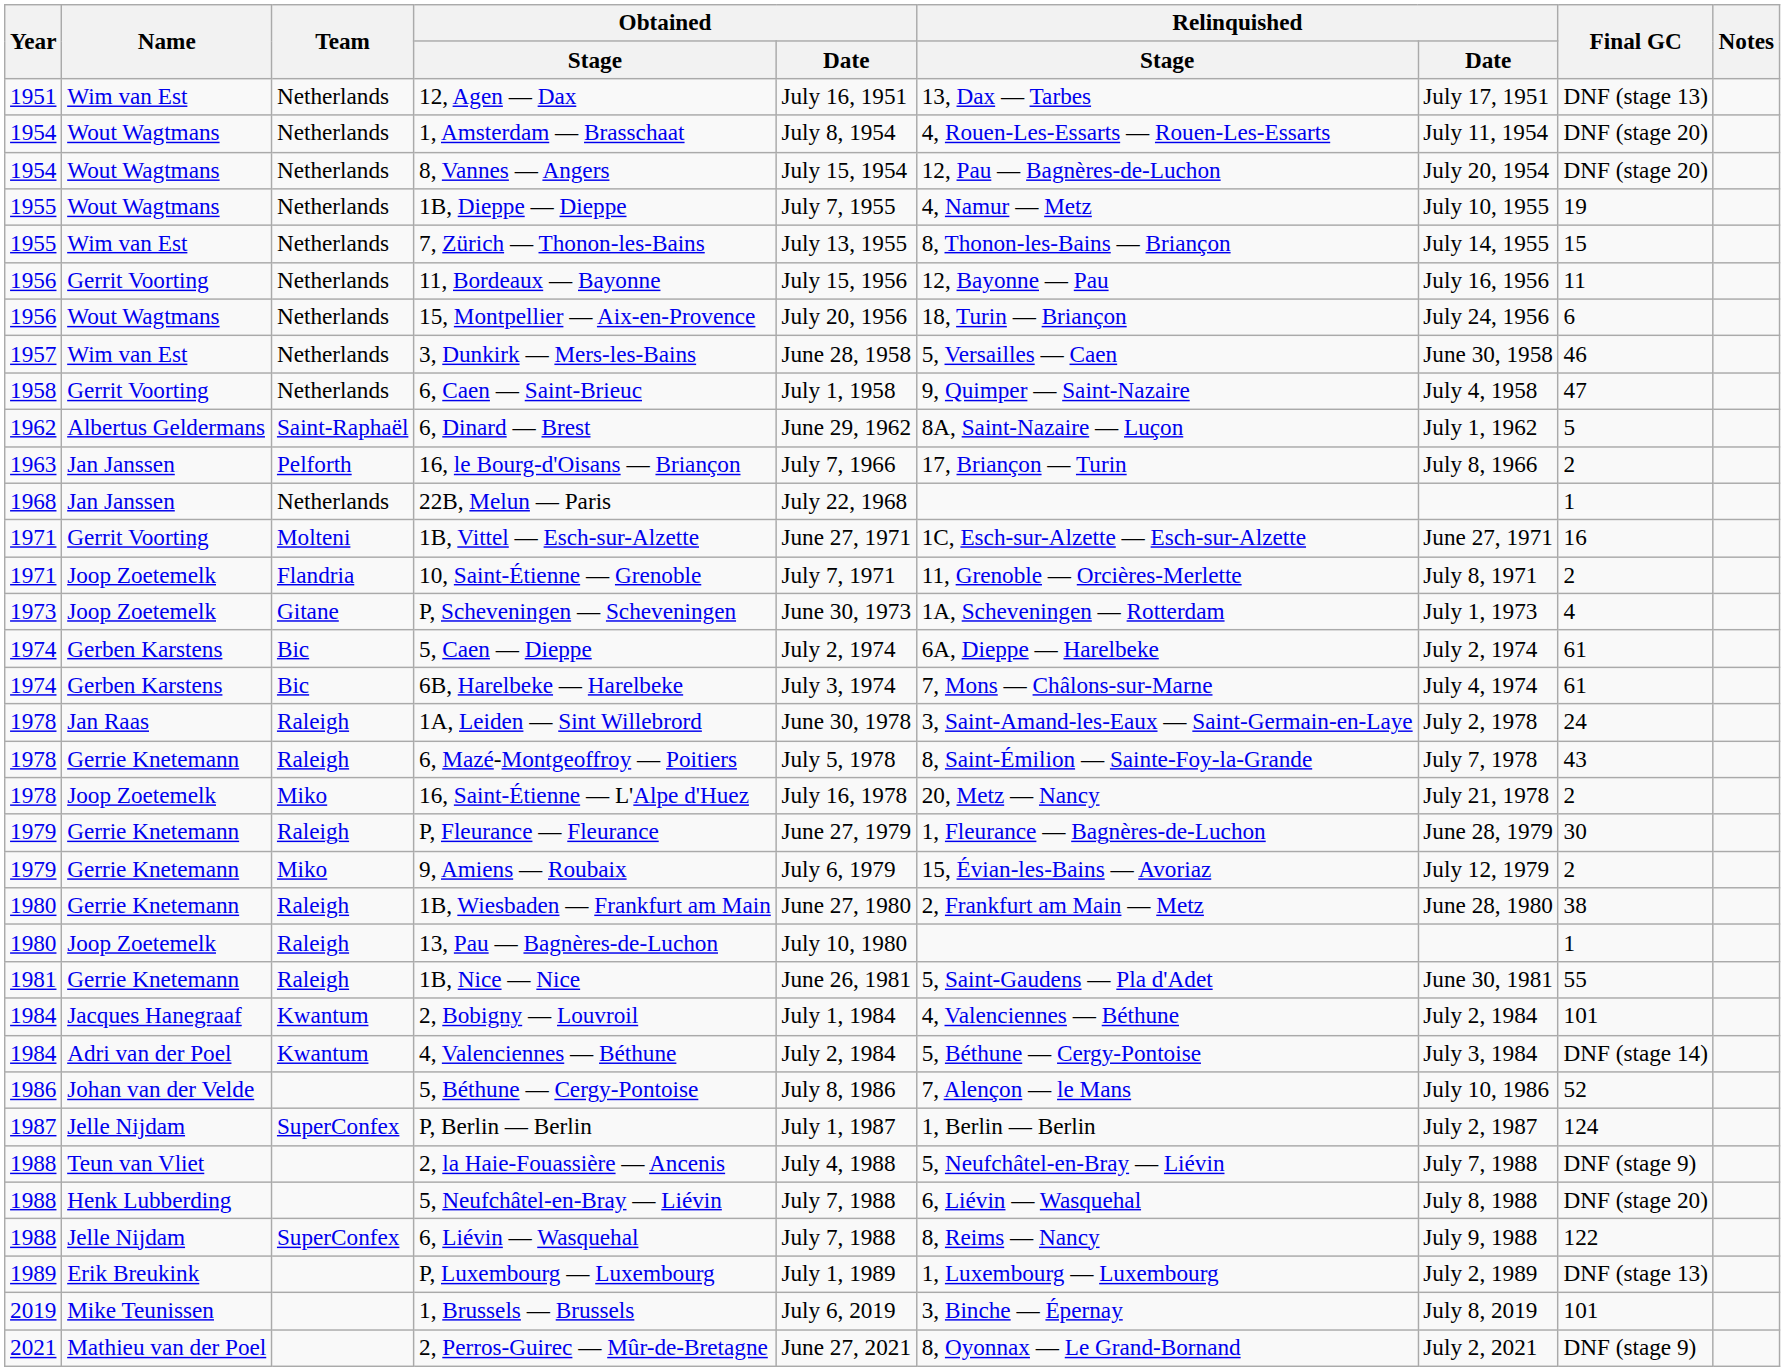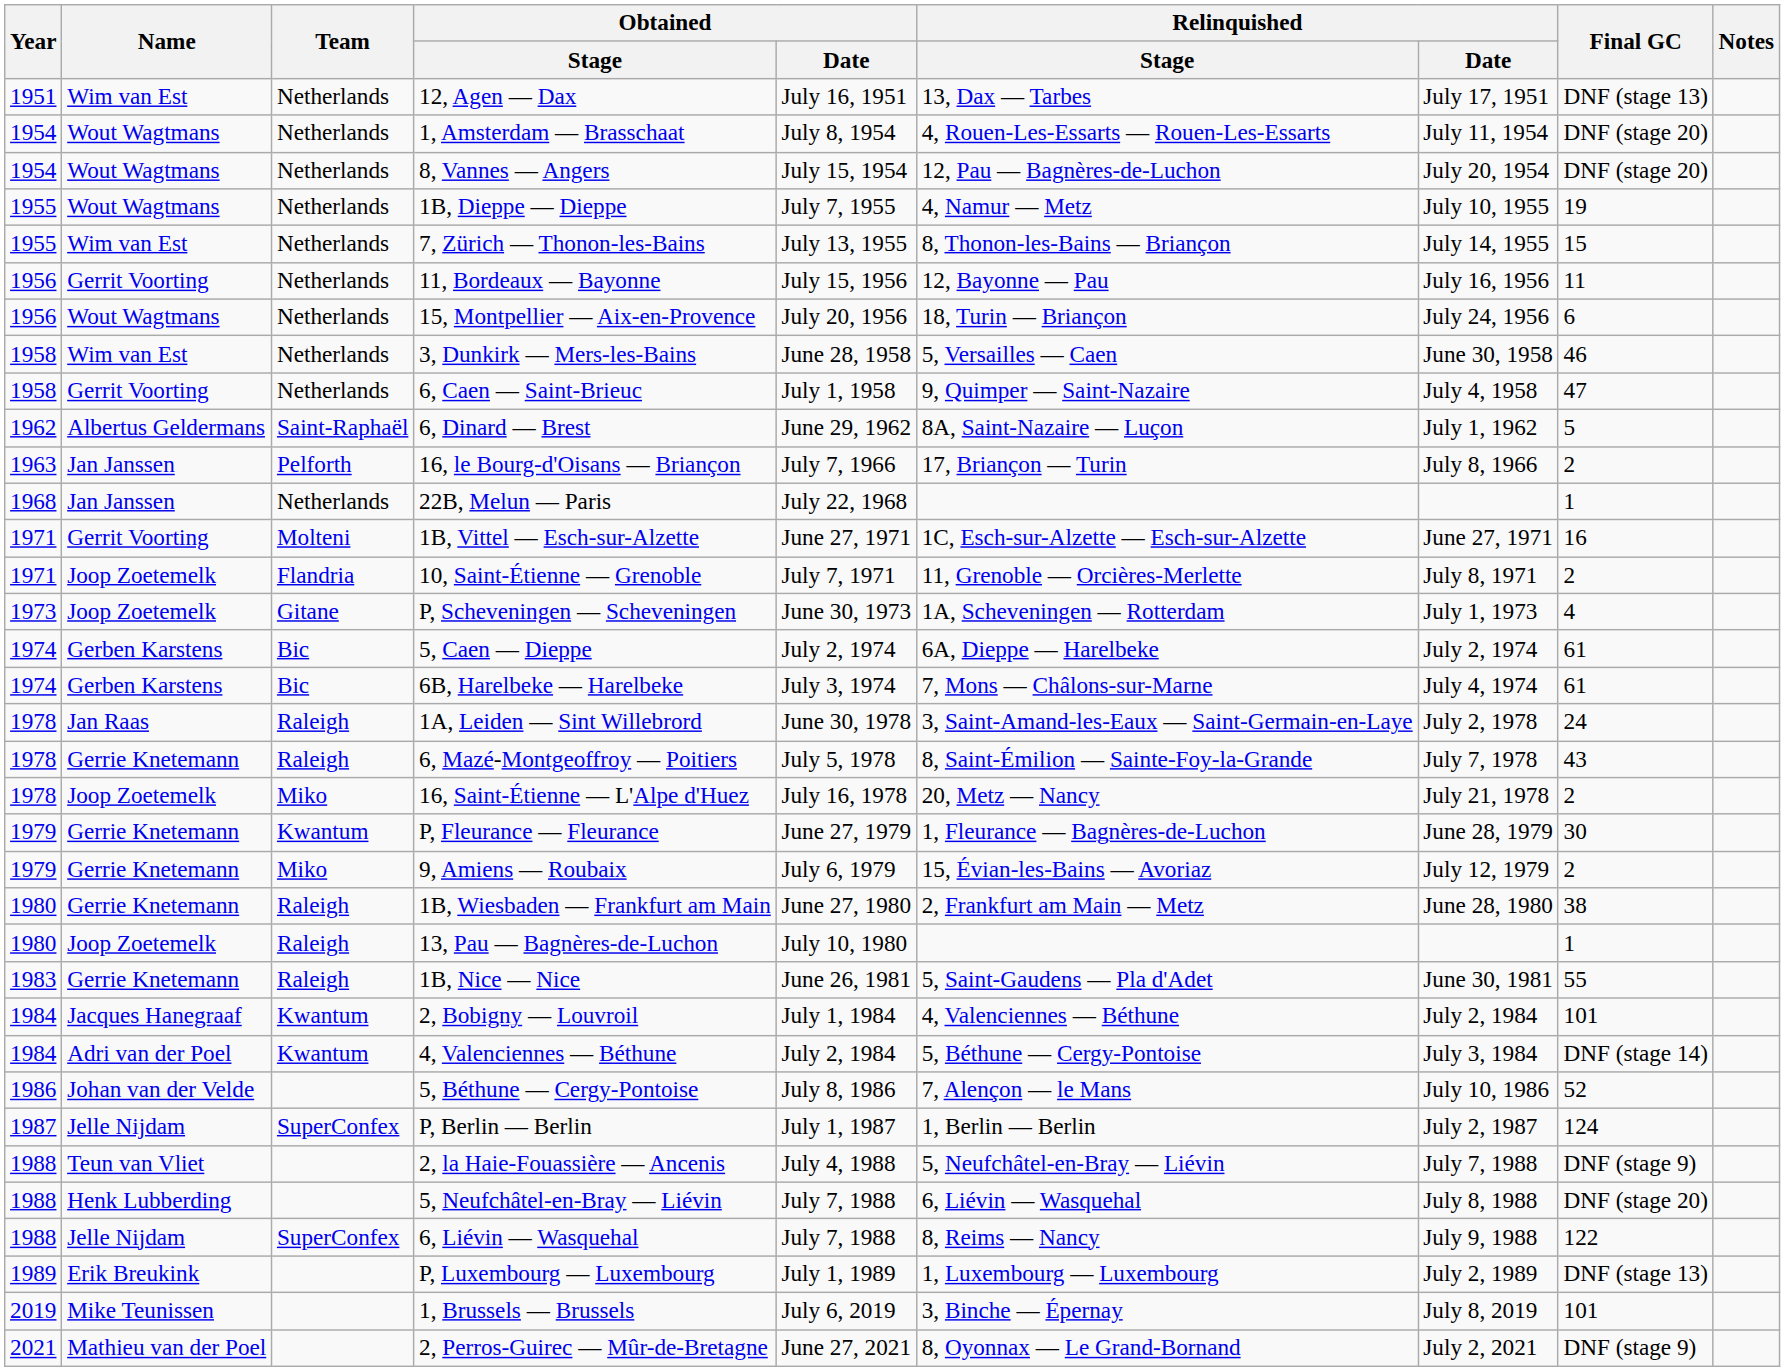(33, 354) 1957 -> (33, 354) 1958
(313, 832) Raleigh -> (323, 832) Kwantum
(33, 979) 1981 -> (33, 979) 1983
